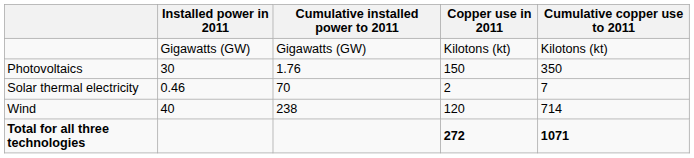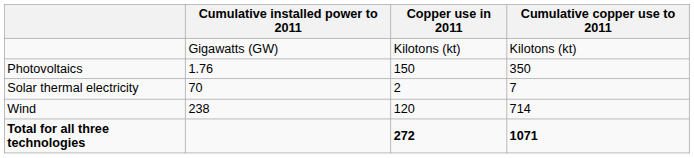- column: (215, 21)
